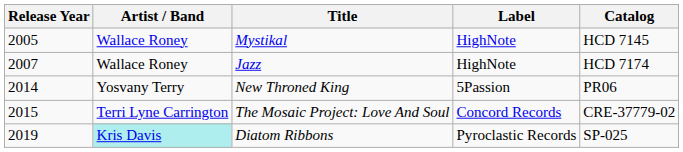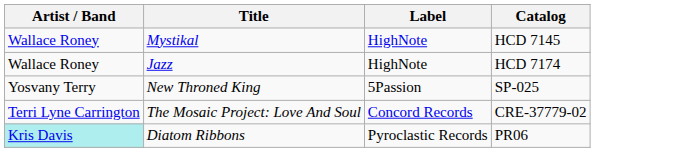- column: (49, 16)
(600, 87) PR06 -> (517, 87) SP-025
(605, 135) SP-025 -> (511, 135) PR06
